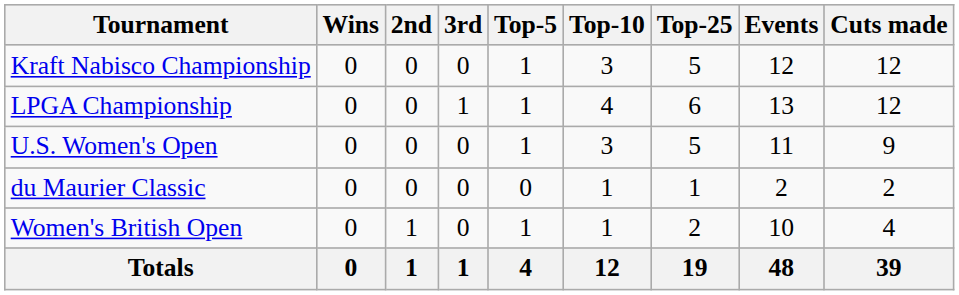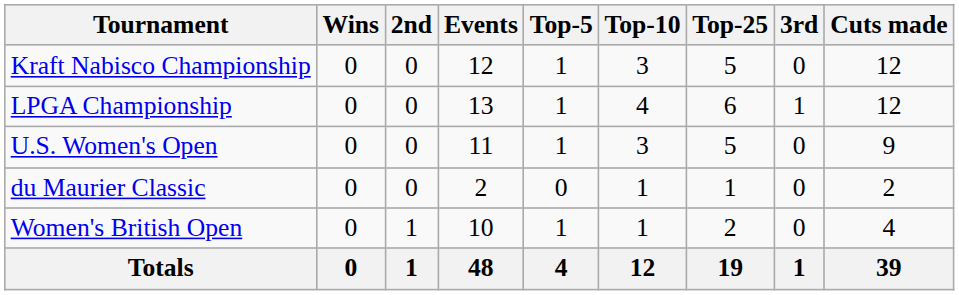columns swapped: (463, 24) <-> (781, 24)
